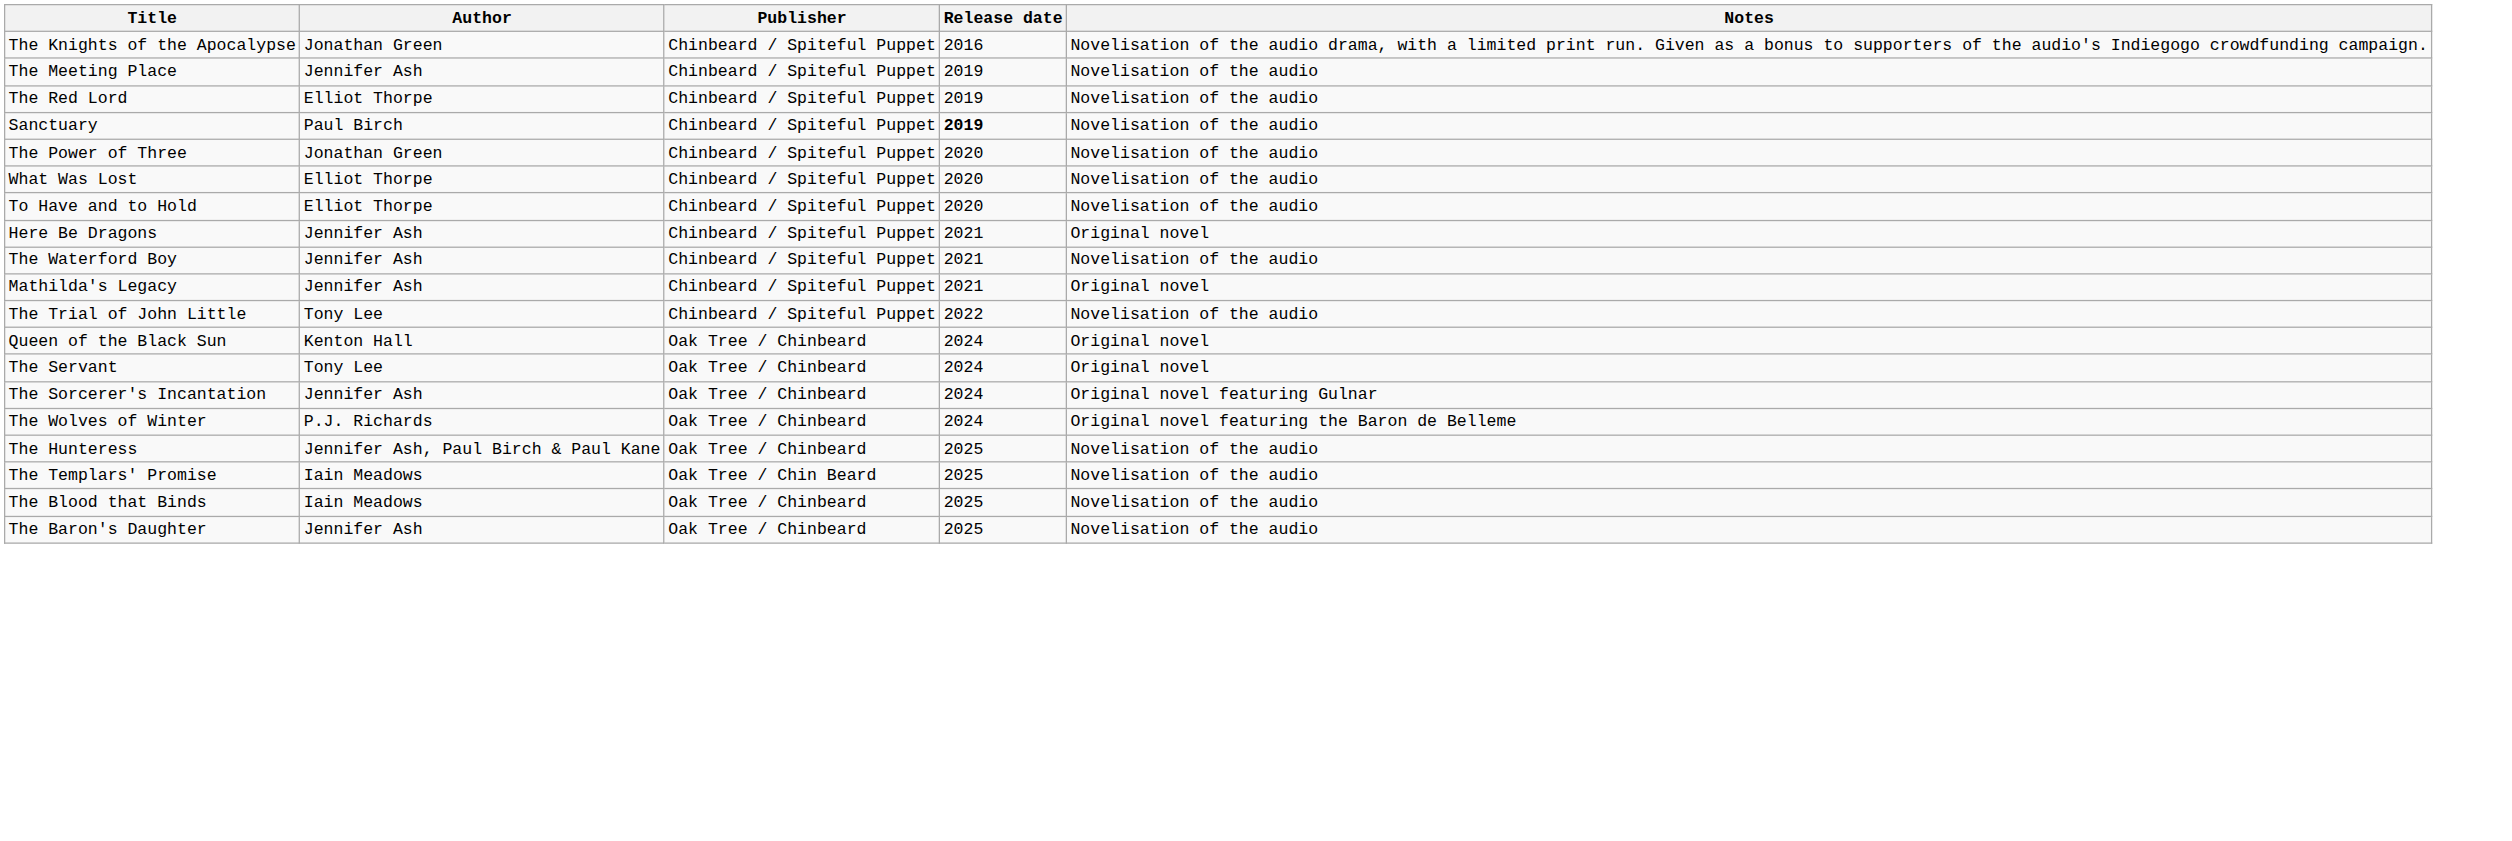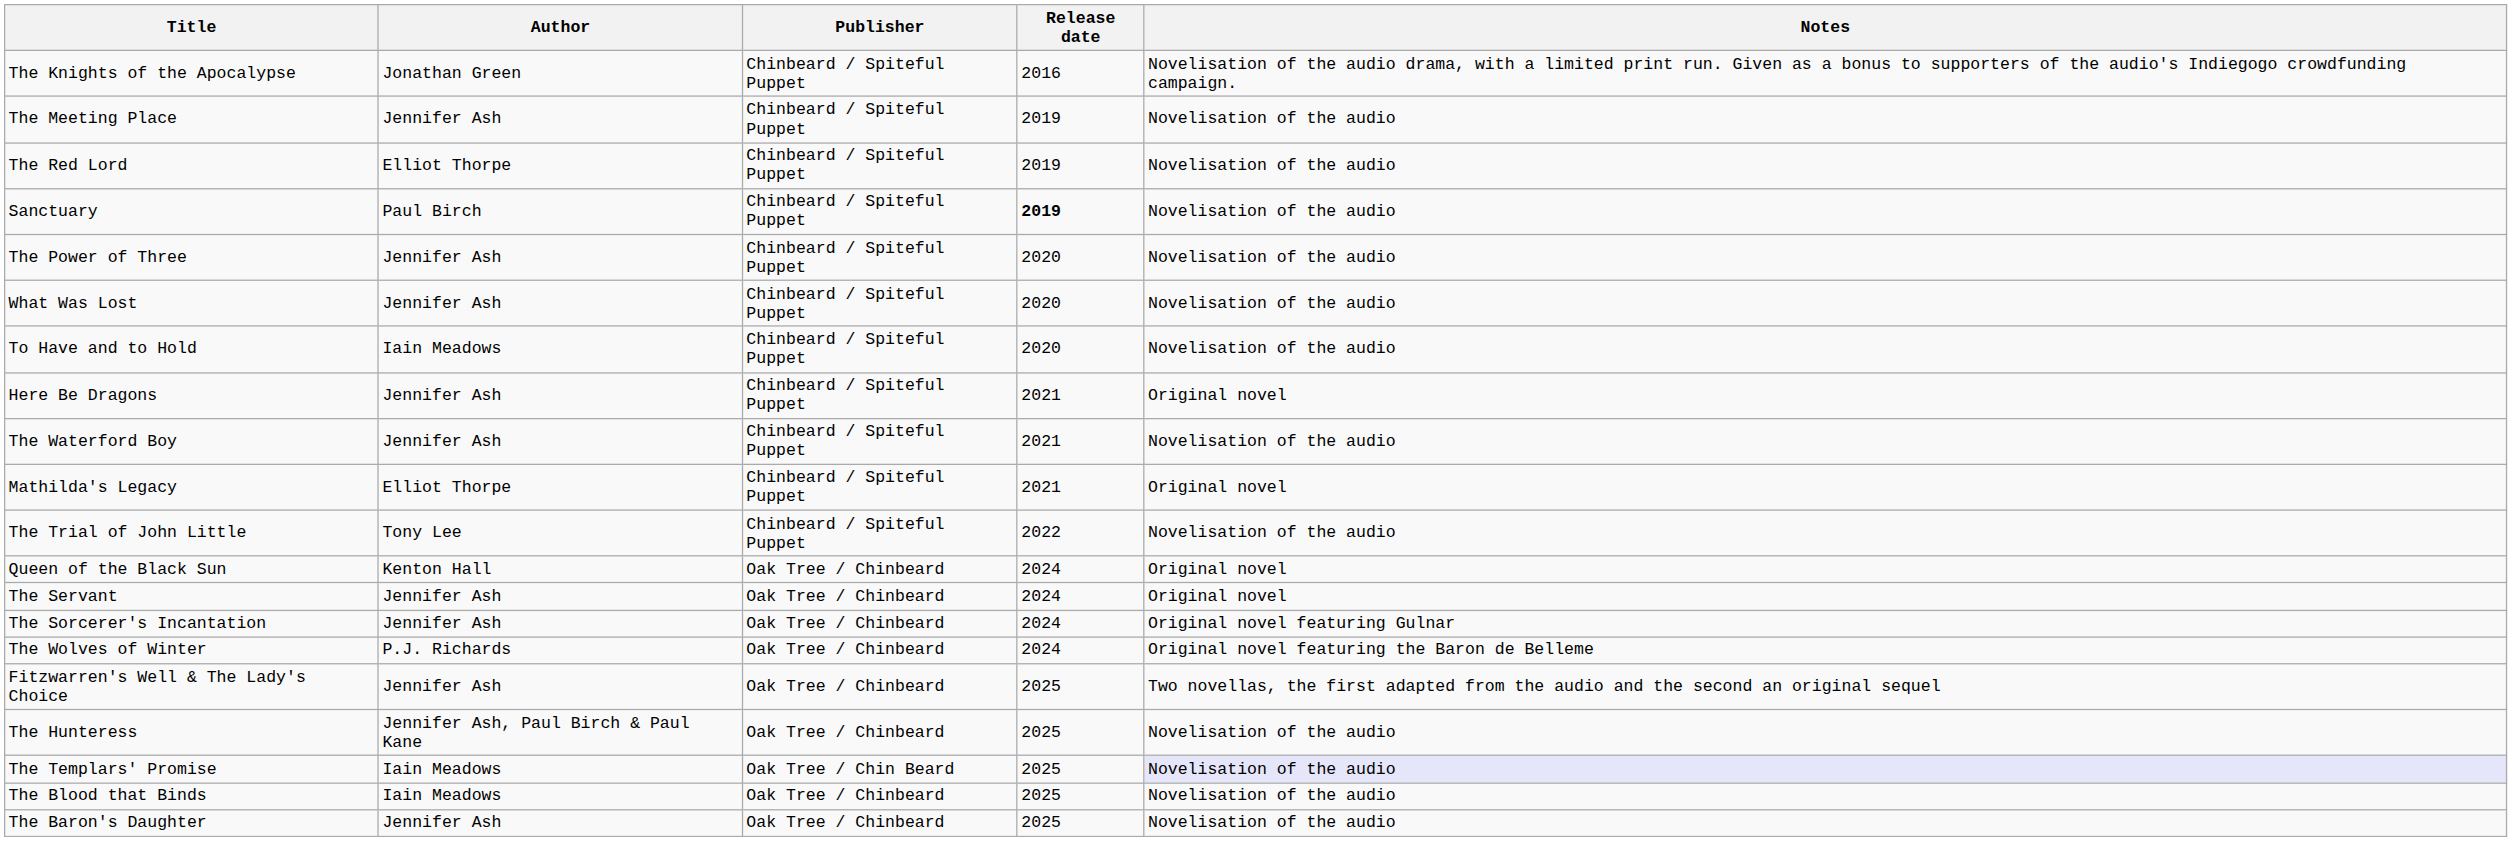(373, 153) Jonathan Green -> (442, 257) Jennifer Ash
(368, 180) Elliot Thorpe -> (442, 303) Jennifer Ash
(368, 206) Elliot Thorpe -> (442, 349) Iain Meadows
(363, 287) Jennifer Ash -> (447, 487) Elliot Thorpe
(343, 368) Tony Lee -> (442, 596) Jennifer Ash
+ row: (157, 687)
(1194, 476) no background -> (1272, 769) lavender background
